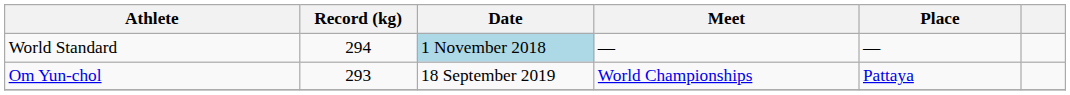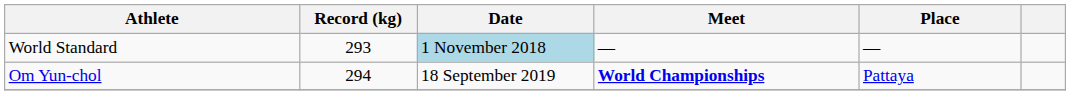(358, 47) 294 -> (358, 47) 293
(358, 76) 293 -> (358, 76) 294
(675, 76) normal -> (681, 76) bold
